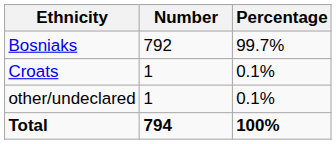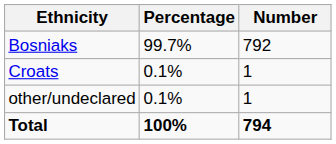columns swapped: (186, 17) <-> (282, 17)
